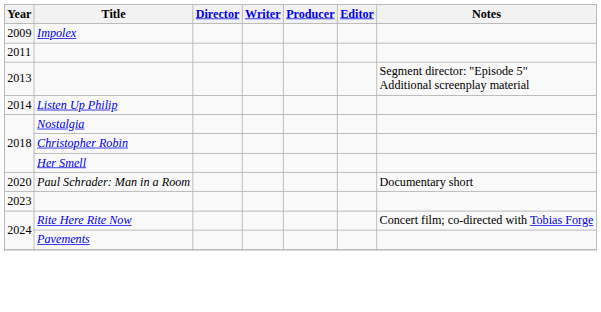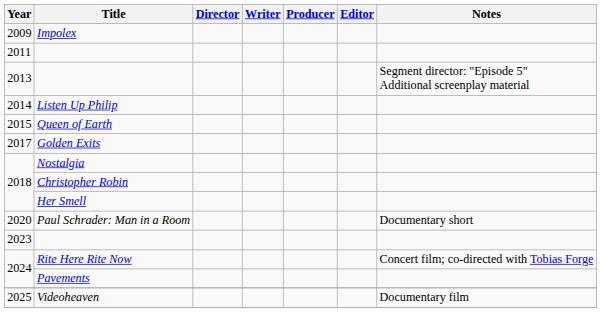+ row: (19, 124)
+ row: (19, 143)
+ row: (19, 297)
